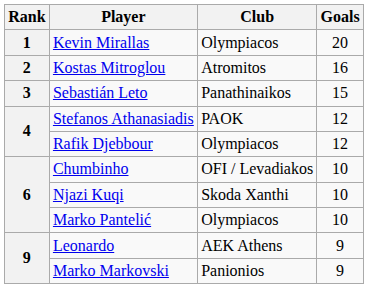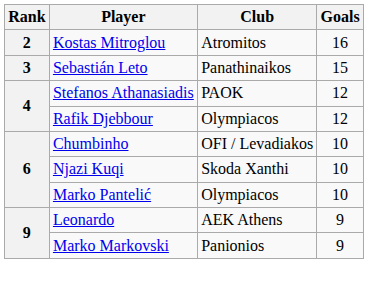- row: (101, 42)
